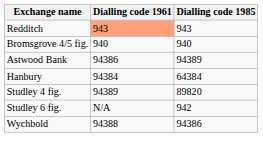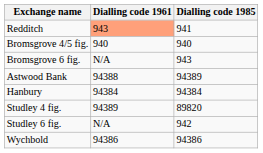(184, 28) 943 -> (184, 28) 941
+ row: (44, 60)
(105, 60) 94386 -> (105, 76) 94388
(189, 76) 64384 -> (189, 92) 94384
(105, 124) 94388 -> (105, 140) 94386
